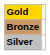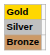rows swapped: (20, 42) <-> (23, 27)
